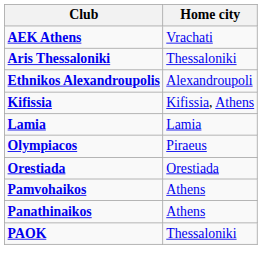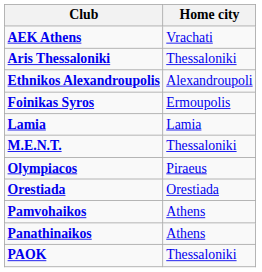+ row: (51, 102)
- row: (30, 102)
+ row: (35, 146)
